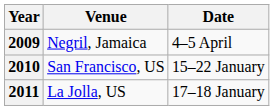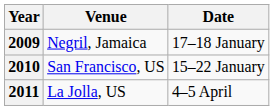(202, 42) 4–5 April -> (218, 42) 17–18 January
(218, 92) 17–18 January -> (202, 92) 4–5 April
